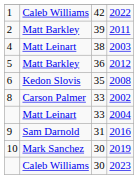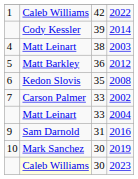- row: (120, 30)
+ row: (120, 30)
(9, 98) 8 -> (9, 98) 7
(56, 166) no background -> (56, 166) lightyellow background
